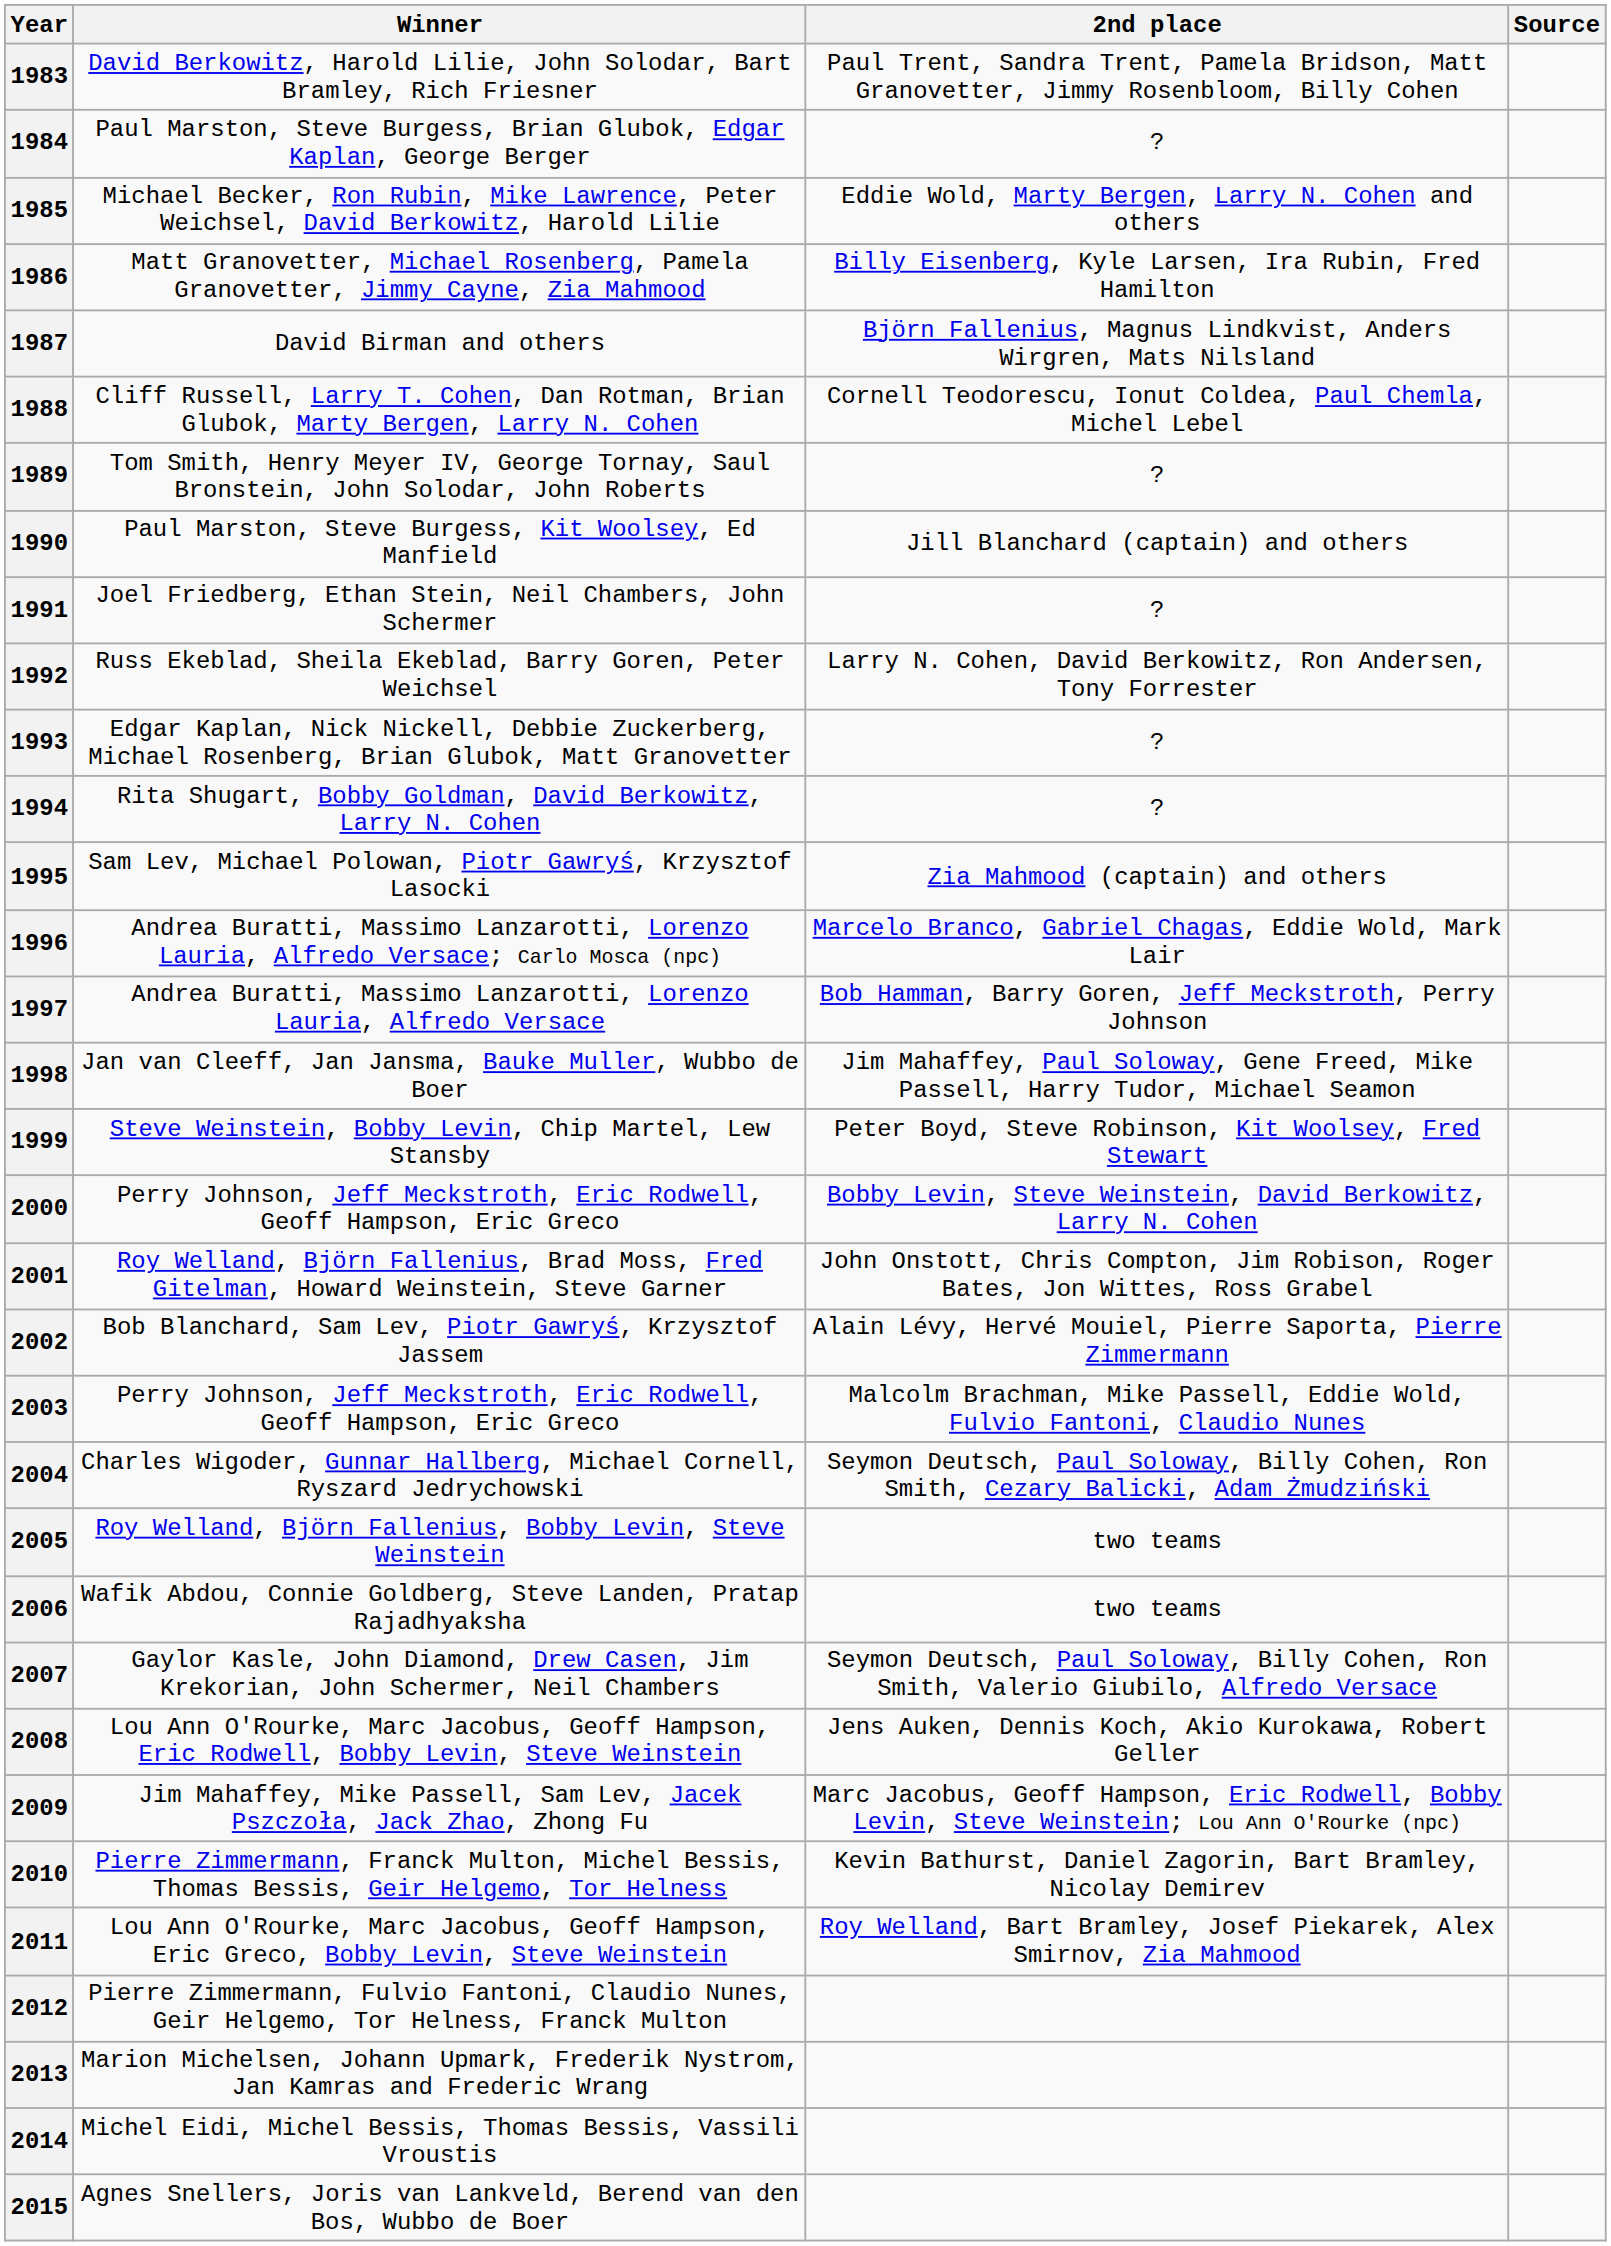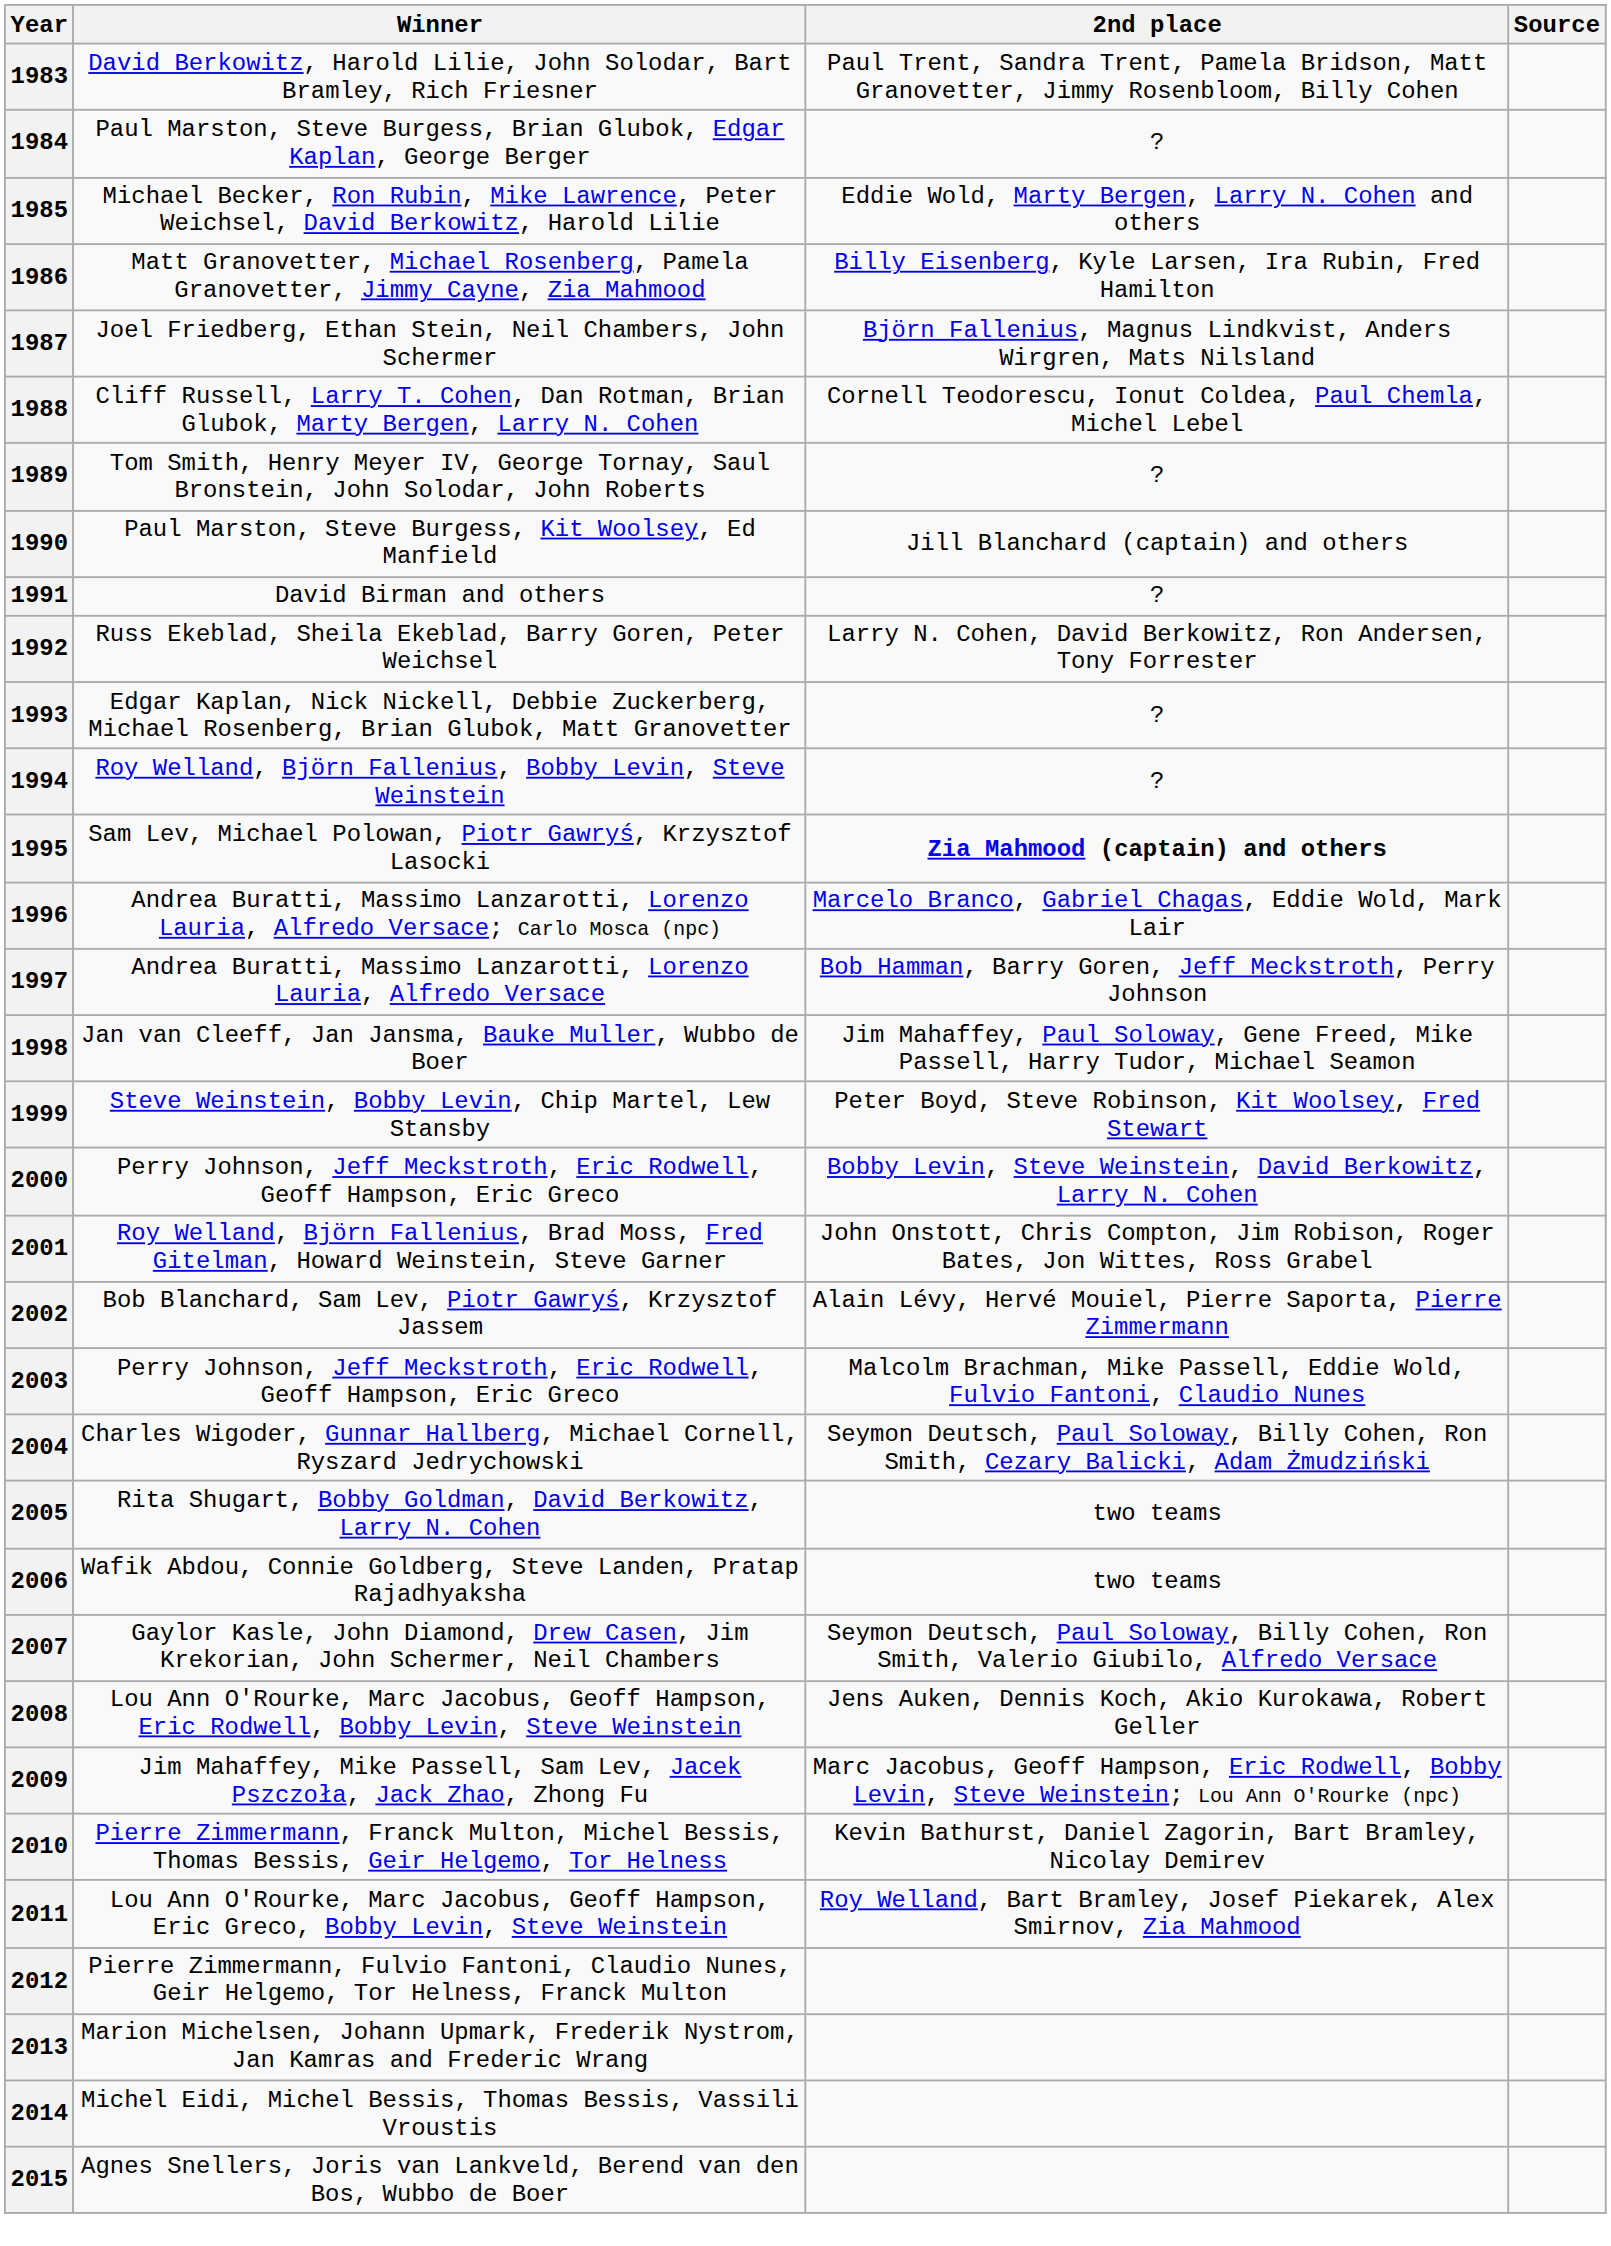(440, 344) David Birman and others -> (440, 344) Joel Friedberg, Ethan Stein, Neil Chambers, John Schermer
(440, 610) Joel Friedberg, Ethan Stein, Neil Chambers, John Schermer -> (440, 596) David Birman and others
(440, 810) Rita Shugart, Bobby Goldman, David Berkowitz, Larry N. Cohen -> (440, 782) Roy Welland, Björn Fallenius, Bobby Levin, Steve Weinstein
(1157, 876) normal -> (1157, 849) bold
(440, 1542) Roy Welland, Björn Fallenius, Bobby Levin, Steve Weinstein -> (440, 1514) Rita Shugart, Bobby Goldman, David Berkowitz, Larry N. Cohen
